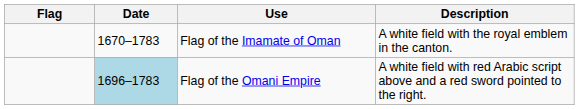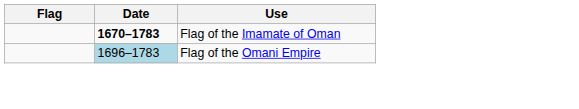- column: (475, 14)
(128, 40) normal -> (128, 33) bold
